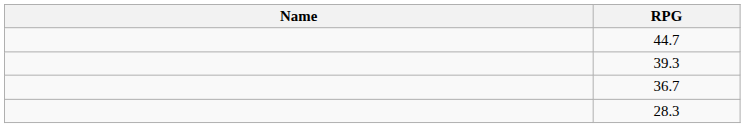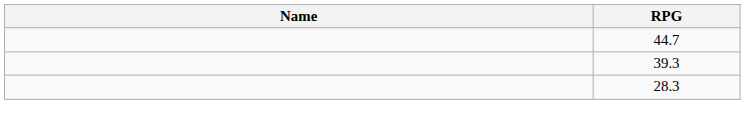- row: (667, 87)
